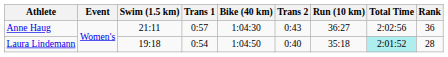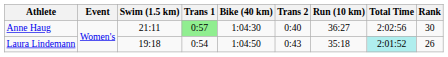(200, 28) no background -> (200, 28) lightgreen background
(293, 28) 0:43 -> (293, 28) 0:40
(430, 28) 36 -> (430, 28) 30
(293, 44) 0:40 -> (293, 44) 0:43
(430, 44) 28 -> (430, 44) 26
